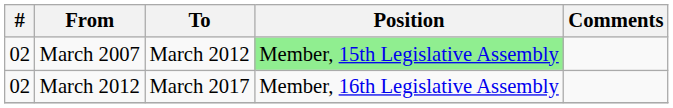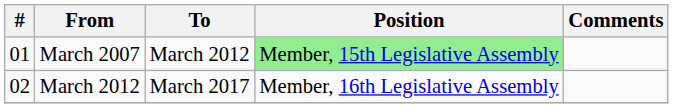(20, 53) 02 -> (20, 53) 01
